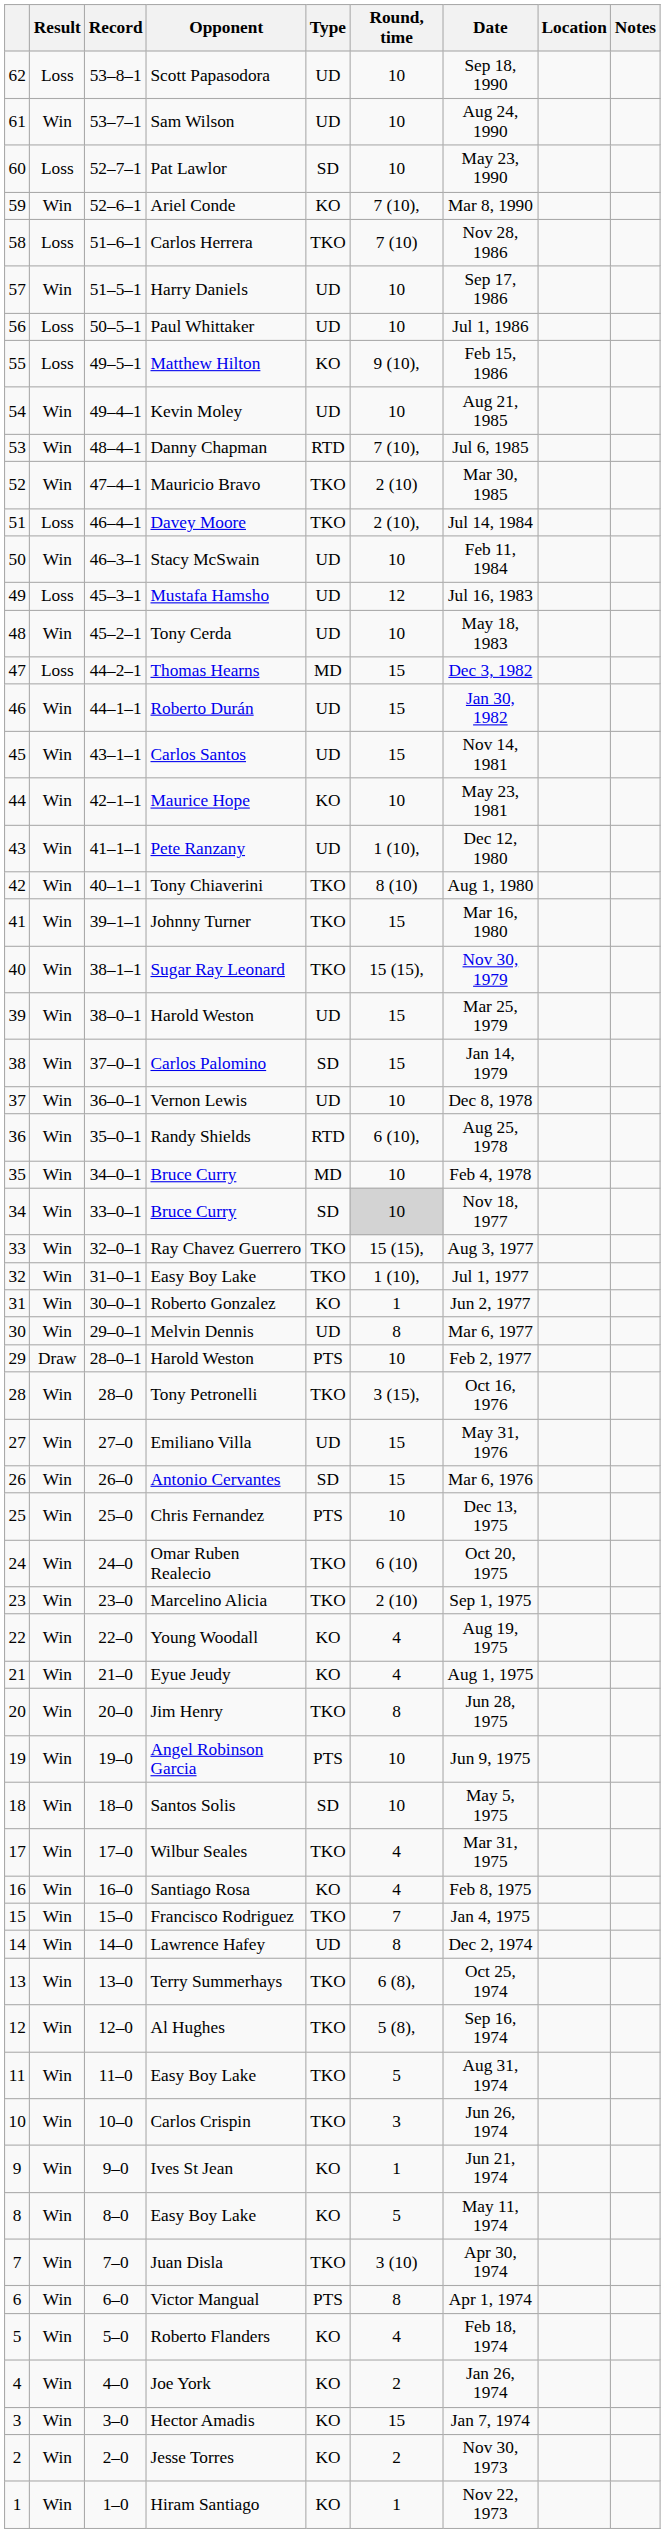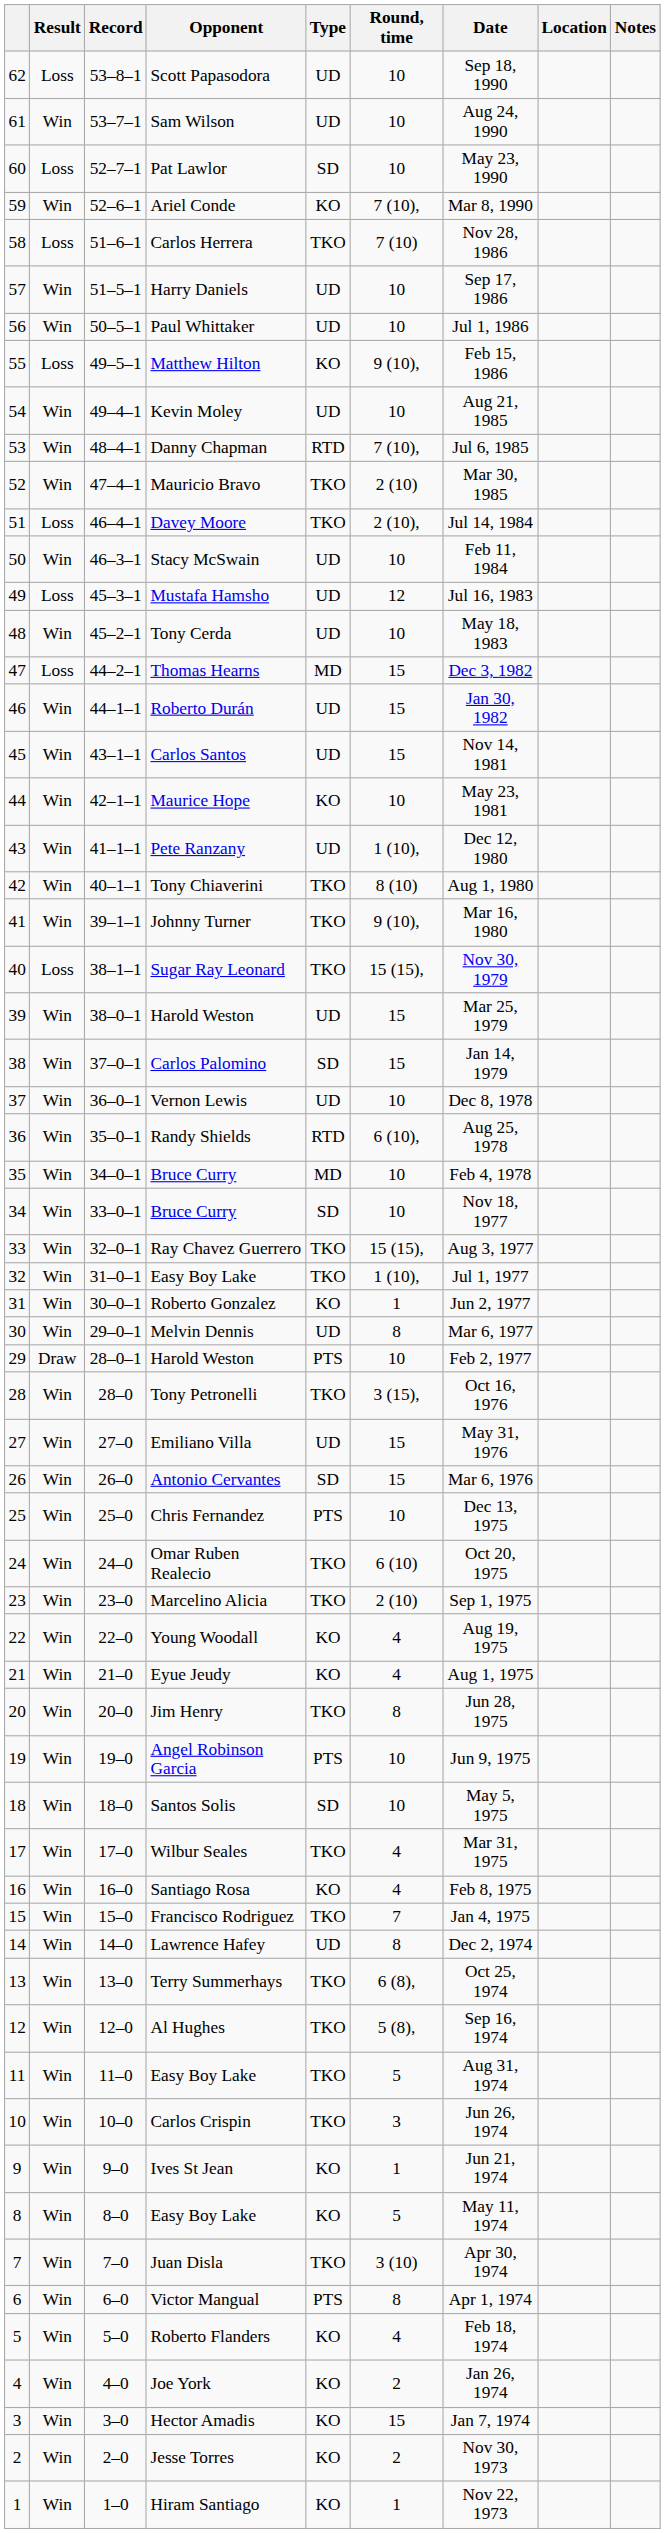(57, 326) Loss -> (57, 326) Win
(397, 922) 15 -> (397, 922) 9 (10),
(57, 969) Win -> (57, 969) Loss
(397, 1211) lightgrey background -> (397, 1211) no background
